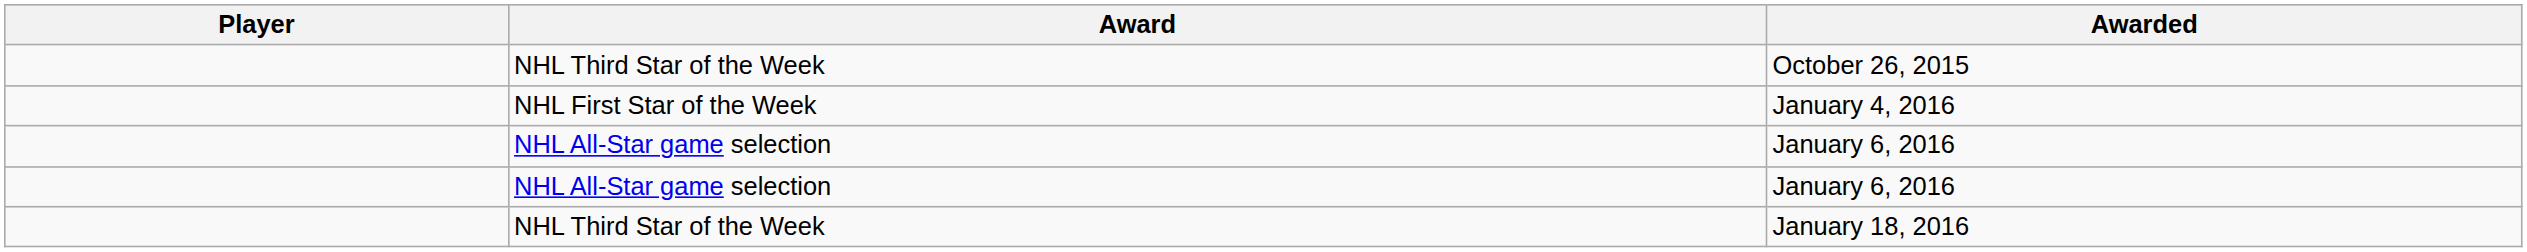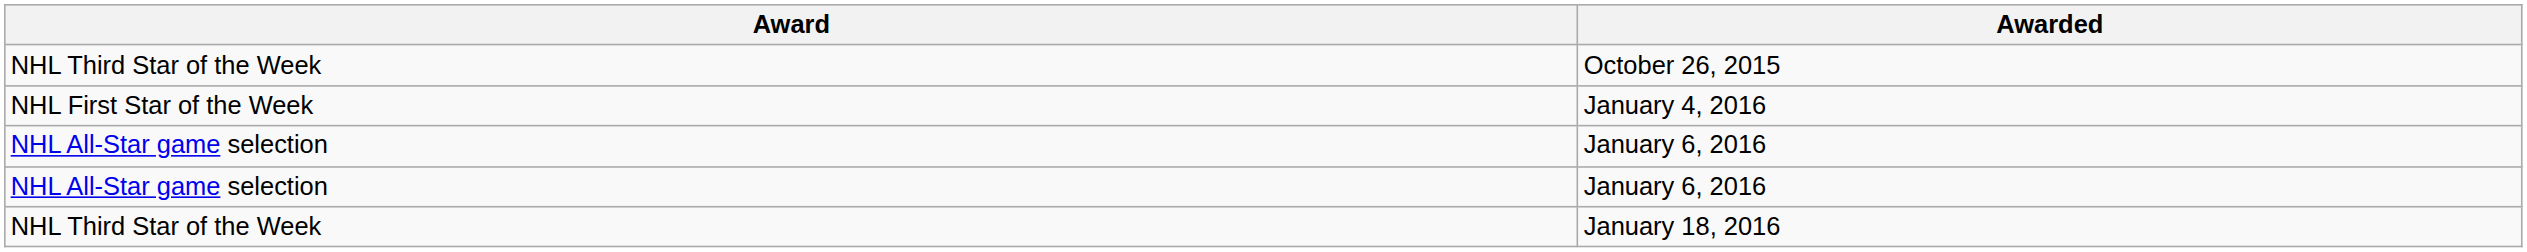- column: (256, 24)
